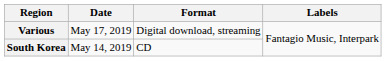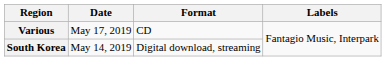(198, 30) Digital download, streaming -> (144, 30) CD
(144, 47) CD -> (198, 47) Digital download, streaming
